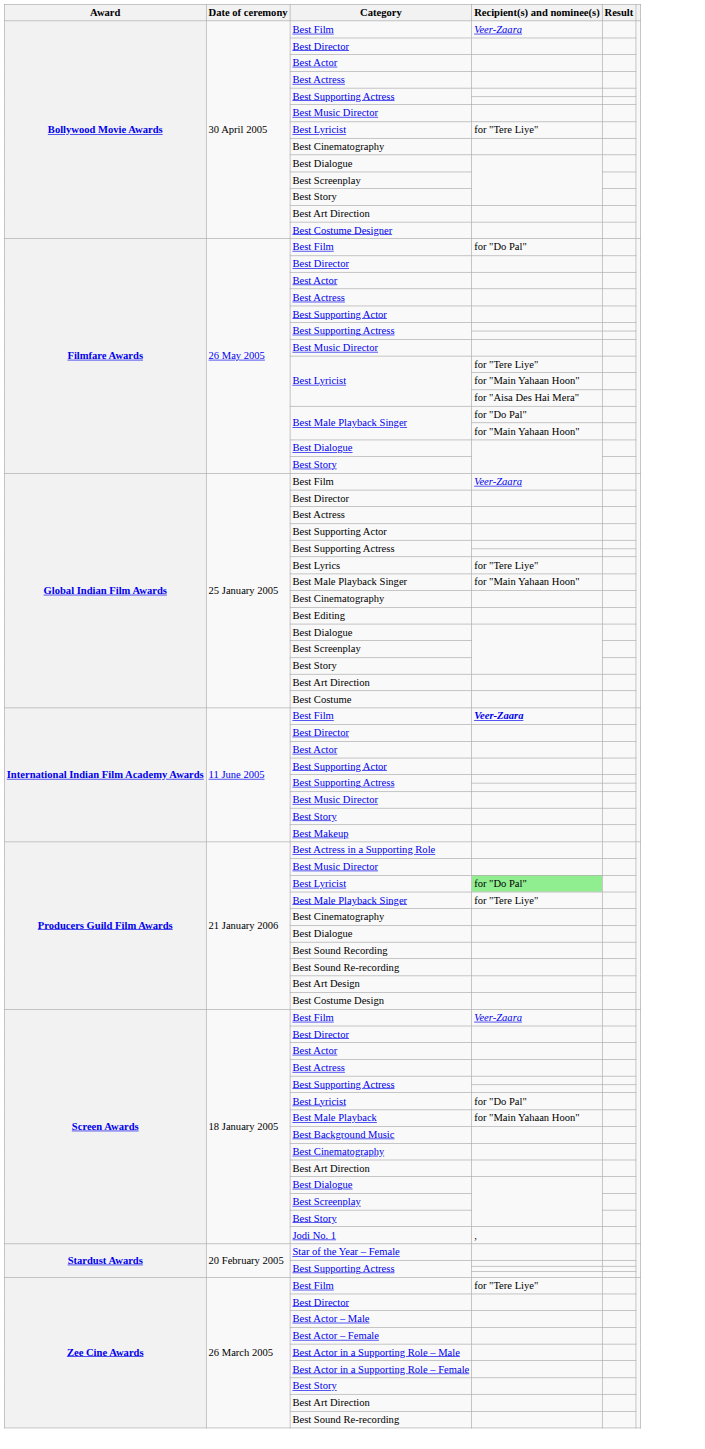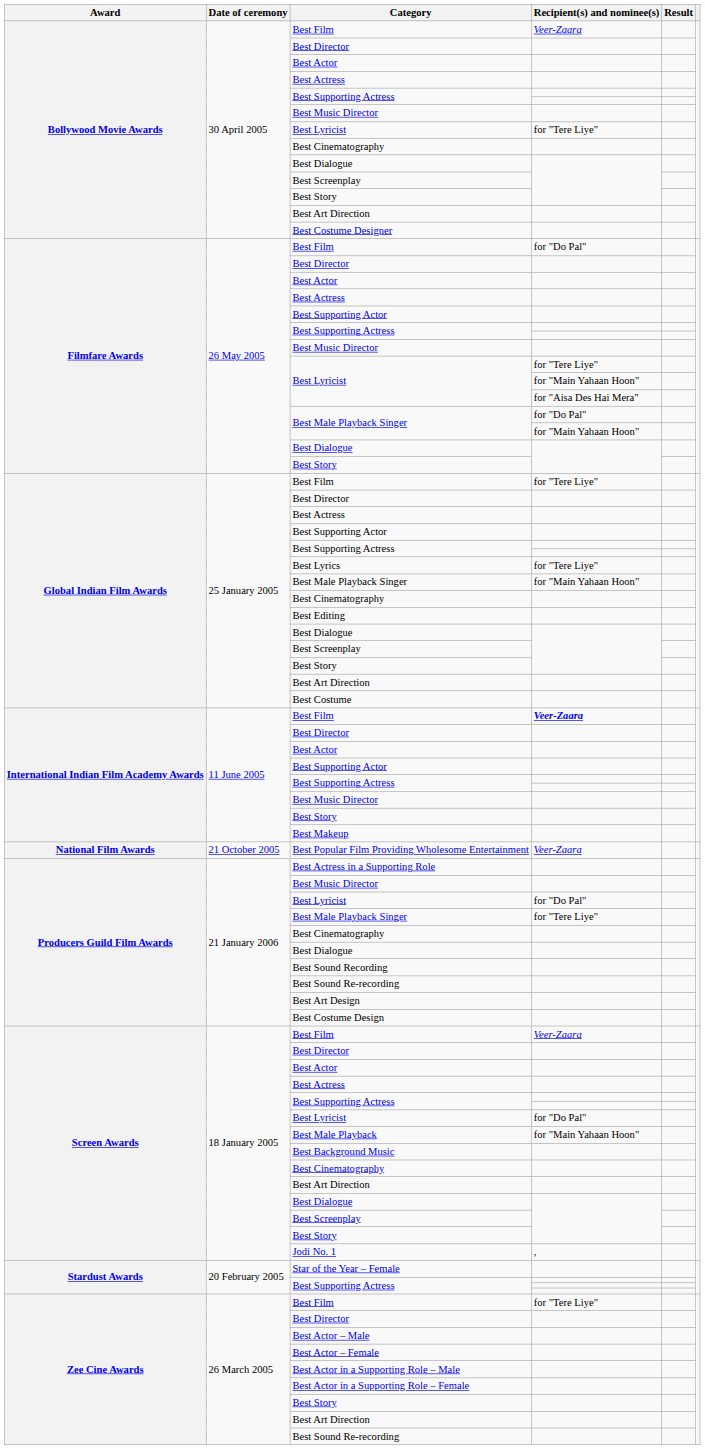(498, 481) Veer-Zaara -> (566, 481) for "Tere Liye"
+ row: (105, 850)
(500, 883) lightgreen background -> (560, 900) no background
